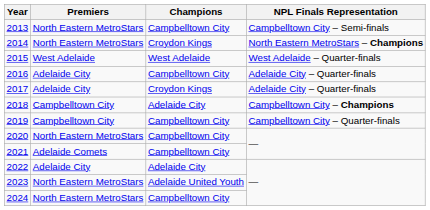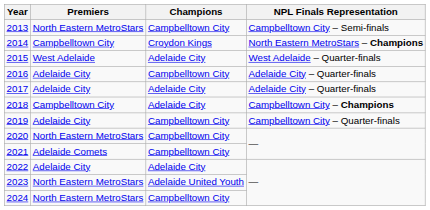(88, 43) North Eastern MetroStars -> (73, 43) Campbelltown City
(179, 58) West Adelaide -> (177, 58) Adelaide City
(180, 89) Croydon Kings -> (177, 89) Adelaide City
(73, 120) Campbelltown City -> (62, 120) Adelaide City
